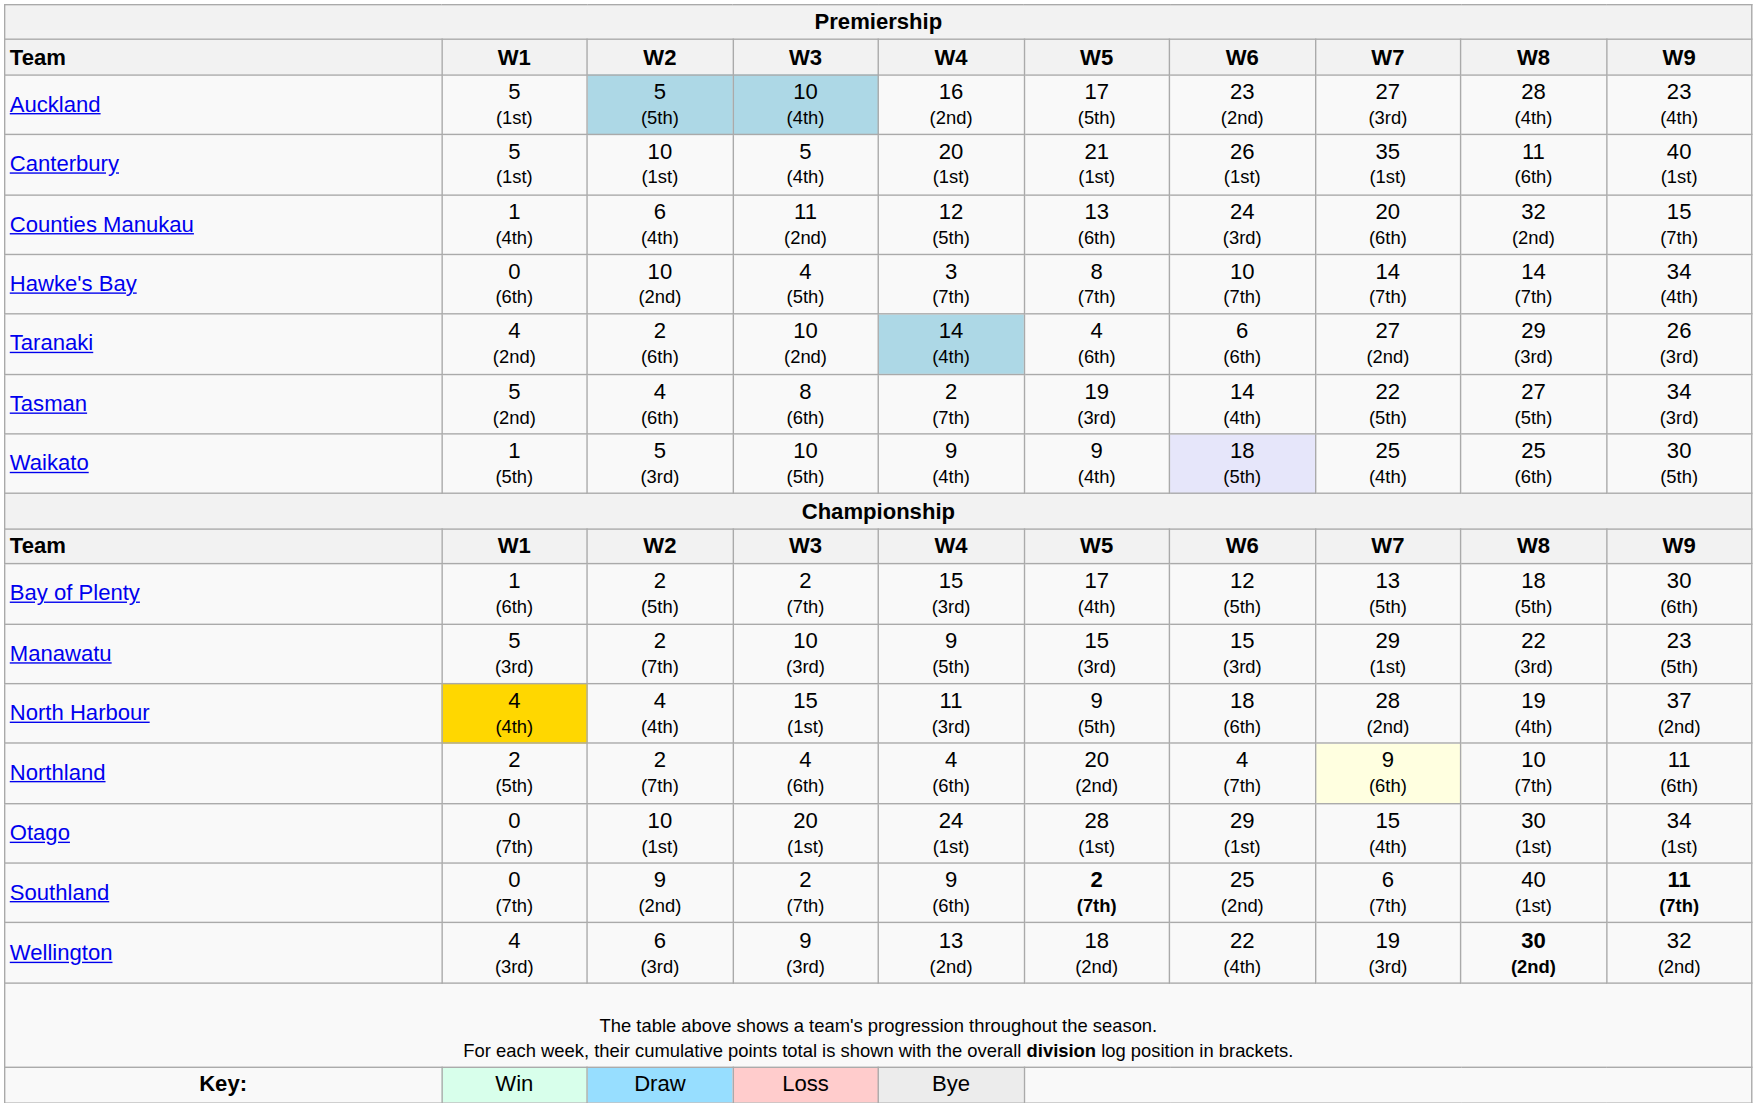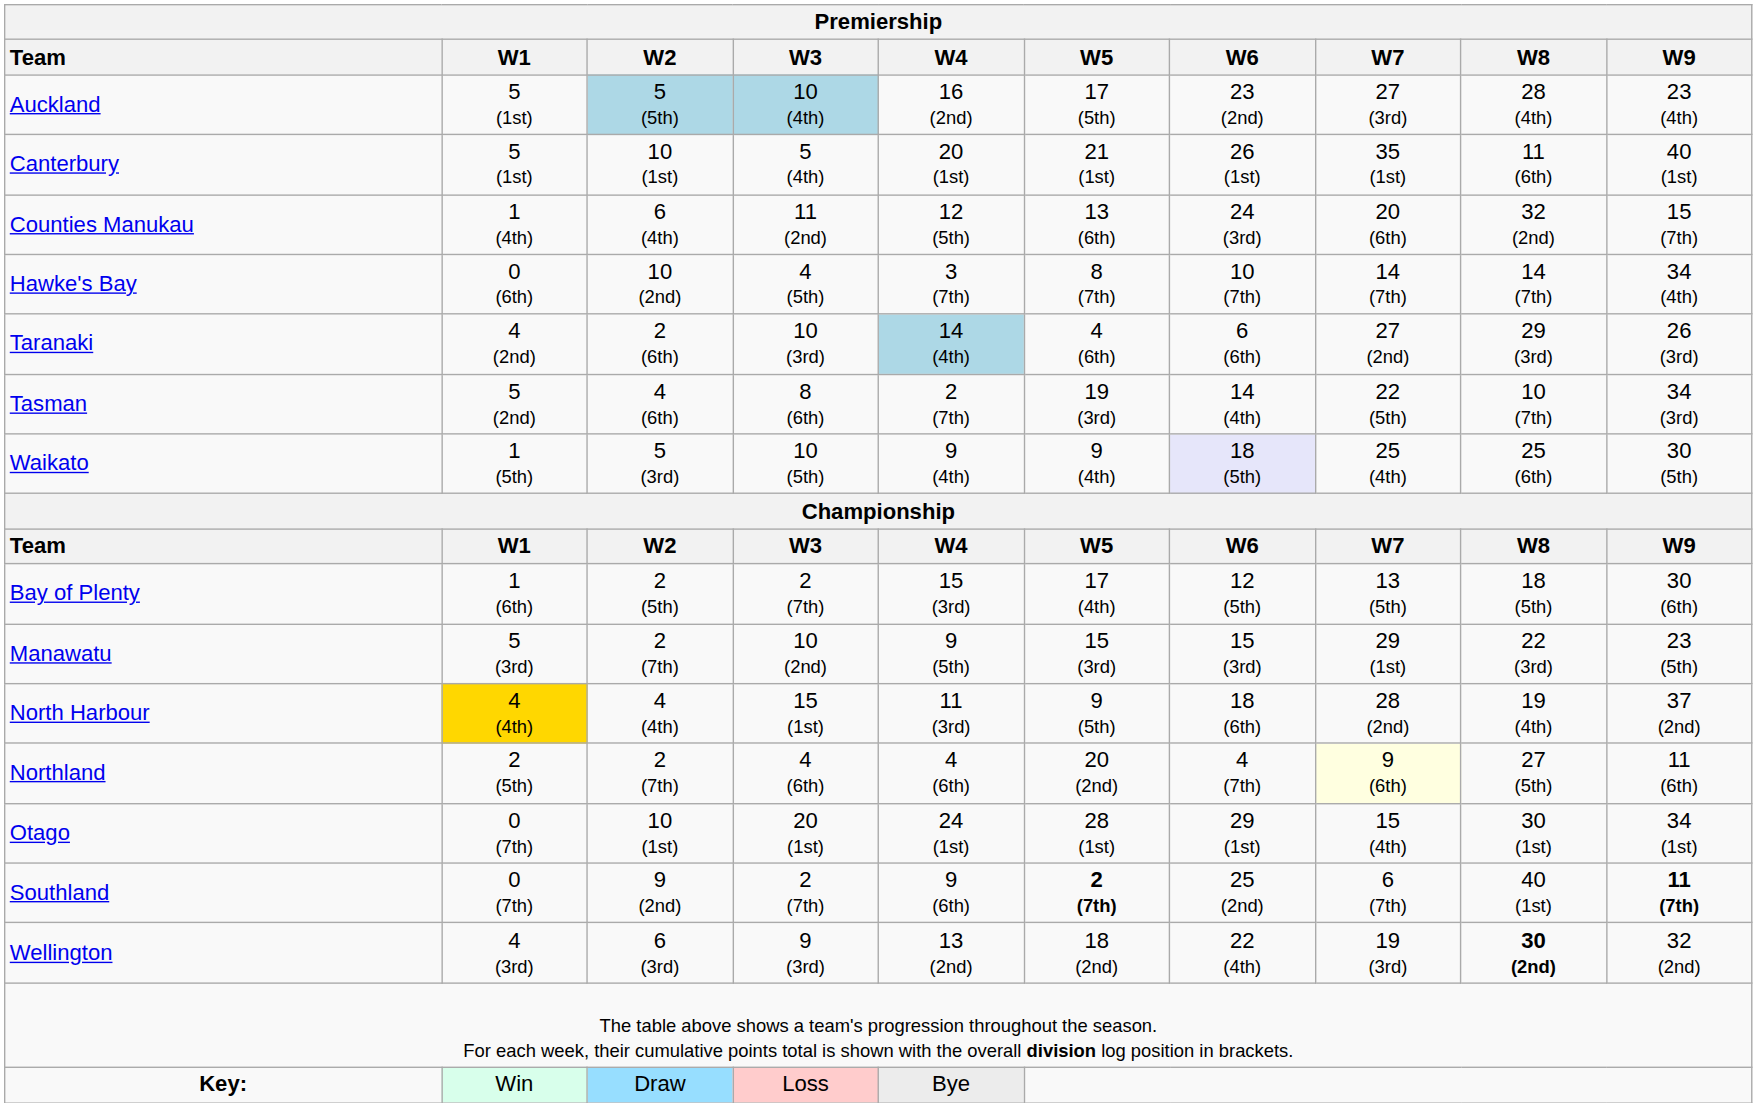(805, 343) 10 (2nd) -> (805, 343) 10 (3rd)
(1533, 403) 27 (5th) -> (1533, 403) 10 (7th)
(805, 653) 10 (3rd) -> (805, 653) 10 (2nd)
(1533, 773) 10 (7th) -> (1533, 773) 27 (5th)
